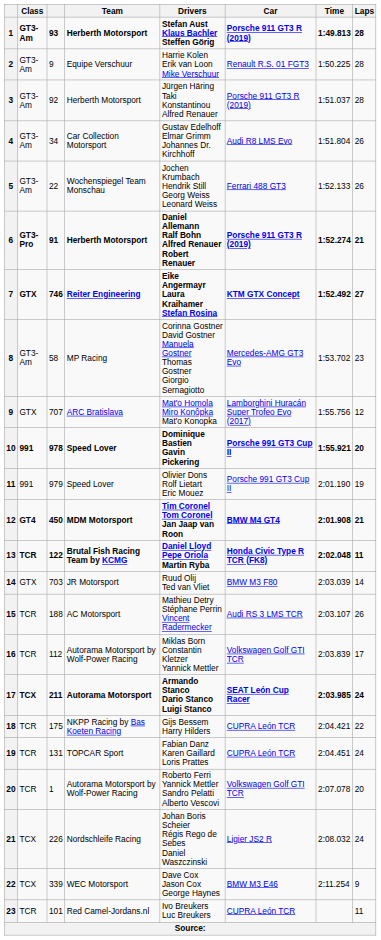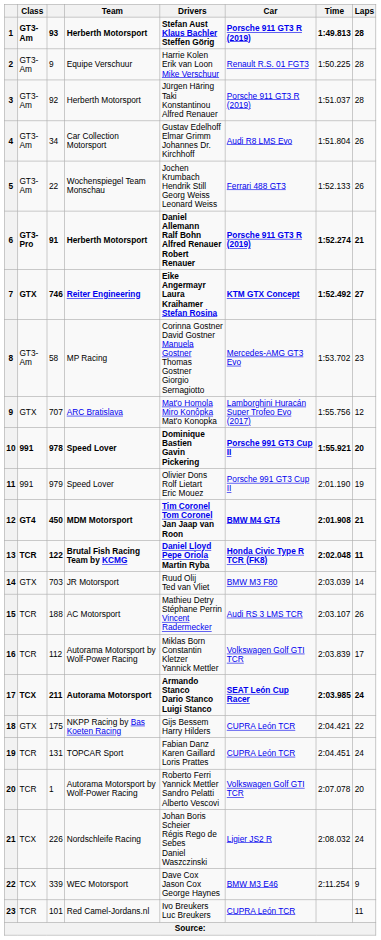(28, 726) TCR -> (28, 726) GTX
